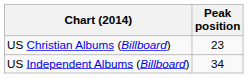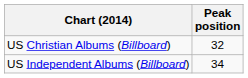(218, 45) 23 -> (218, 45) 32
